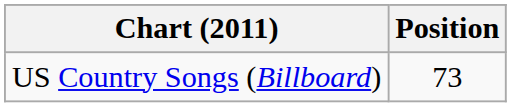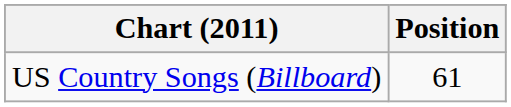(447, 76) 73 -> (447, 76) 61
